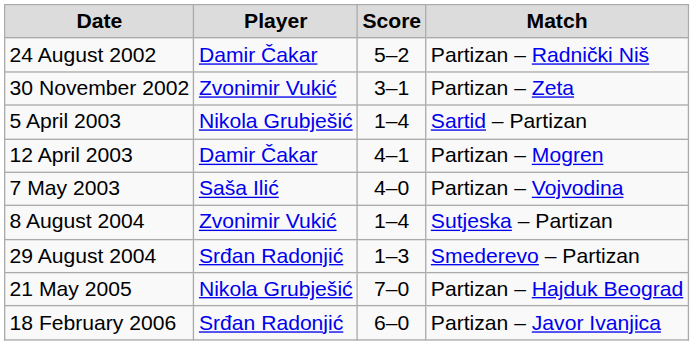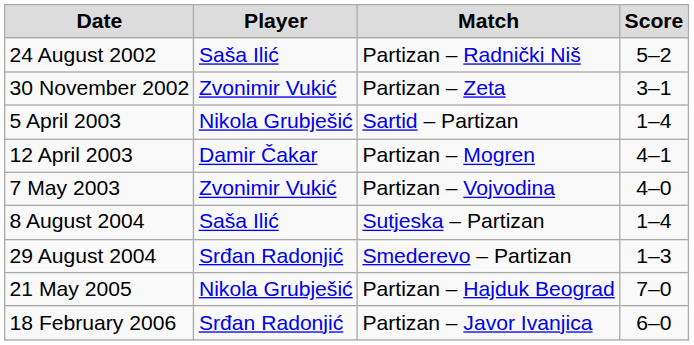columns swapped: (557, 21) <-> (392, 21)
(258, 54) Damir Čakar -> (239, 54) Saša Ilić
(239, 188) Saša Ilić -> (268, 188) Zvonimir Vukić
(268, 222) Zvonimir Vukić -> (239, 222) Saša Ilić
